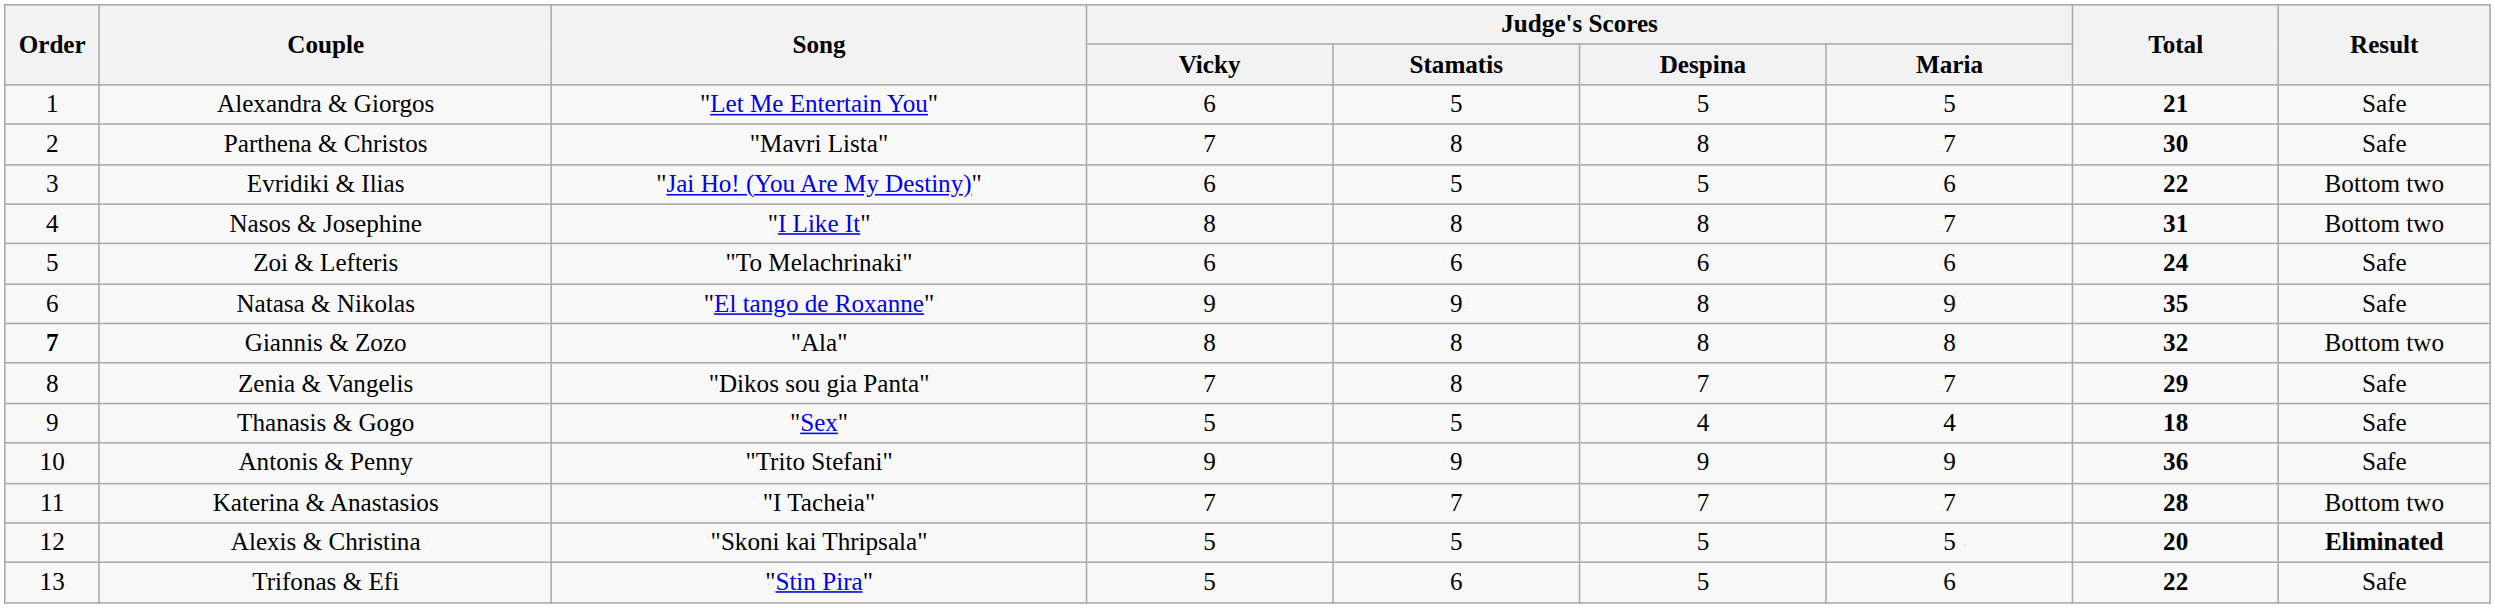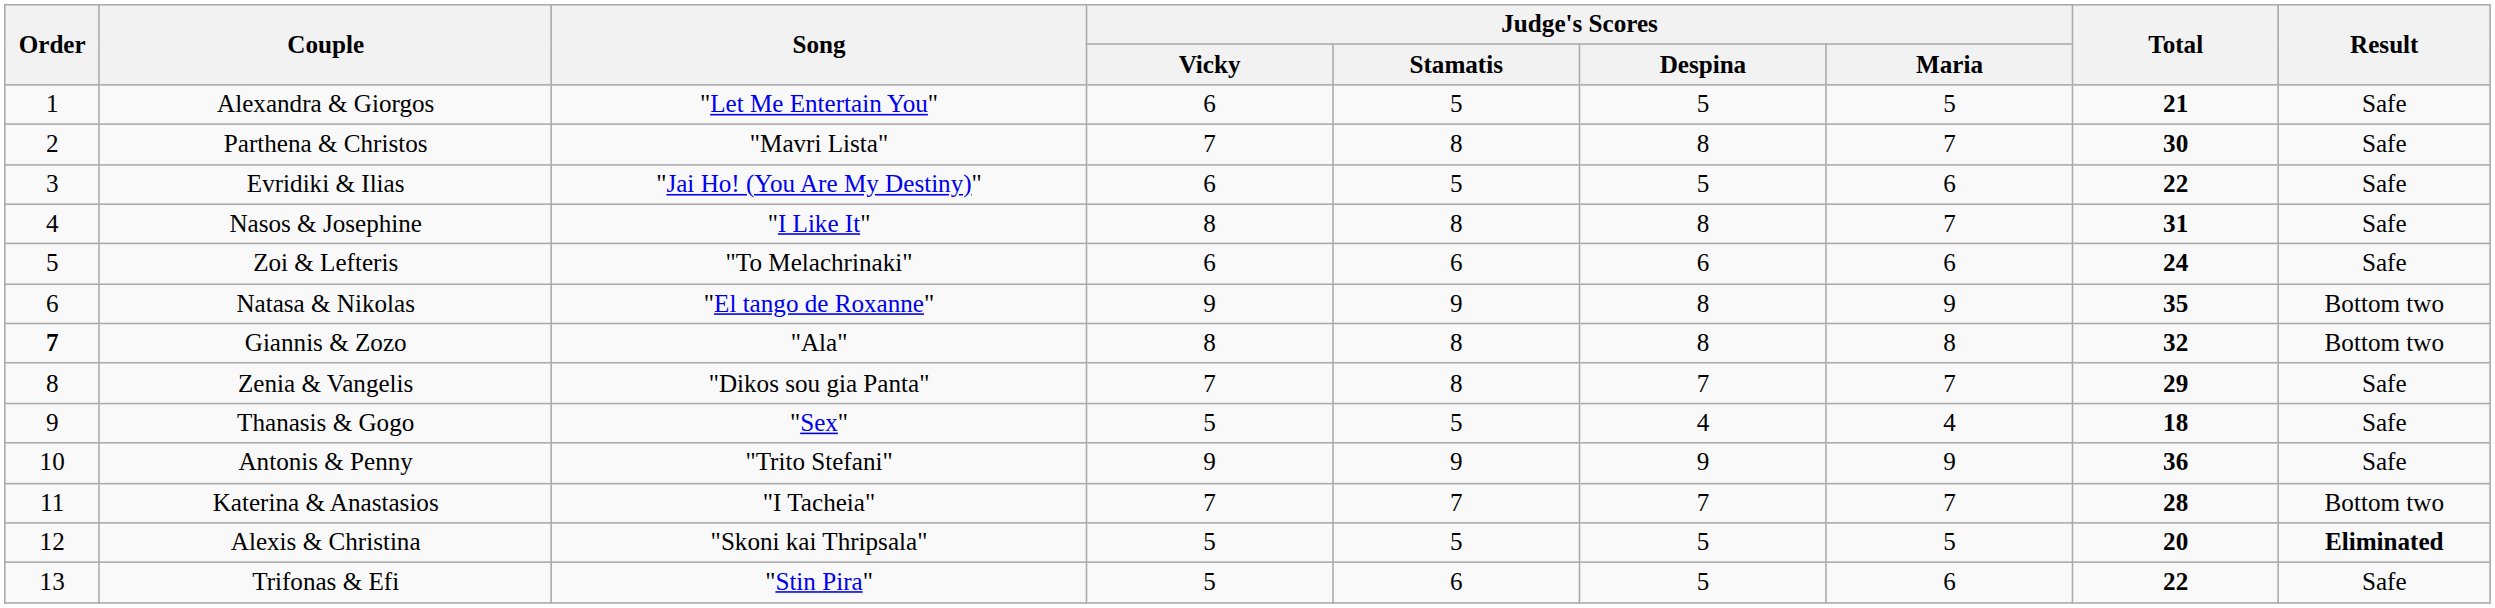(2384, 183) Bottom two -> (2384, 183) Safe
(2384, 223) Bottom two -> (2384, 223) Safe
(2384, 303) Safe -> (2384, 303) Bottom two
